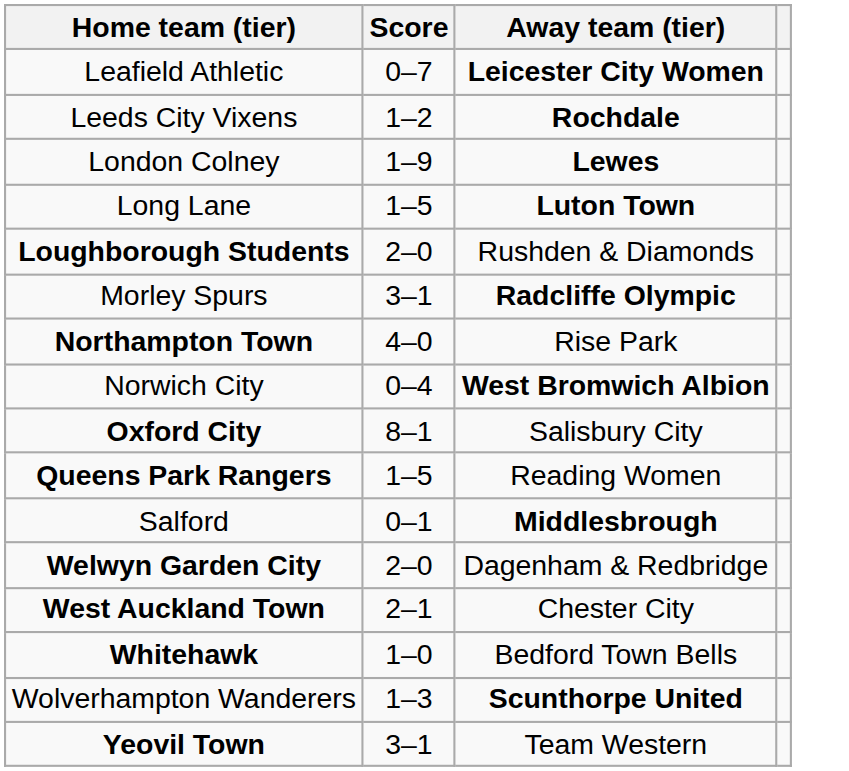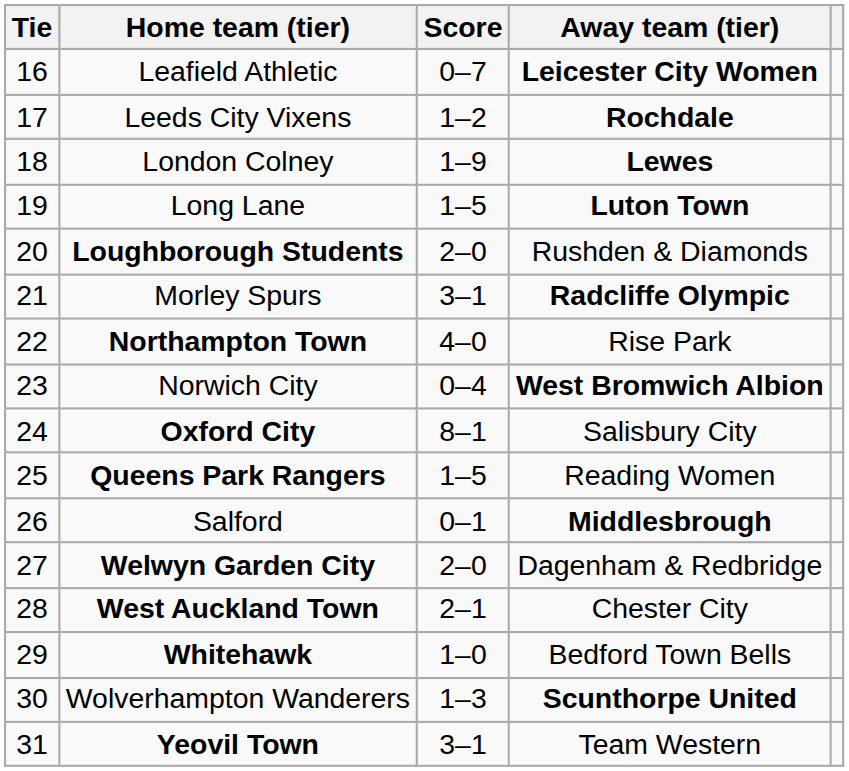+ column: (32, 27)
